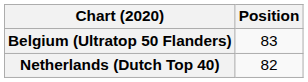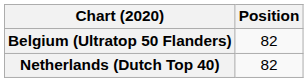(269, 41) 83 -> (269, 41) 82
